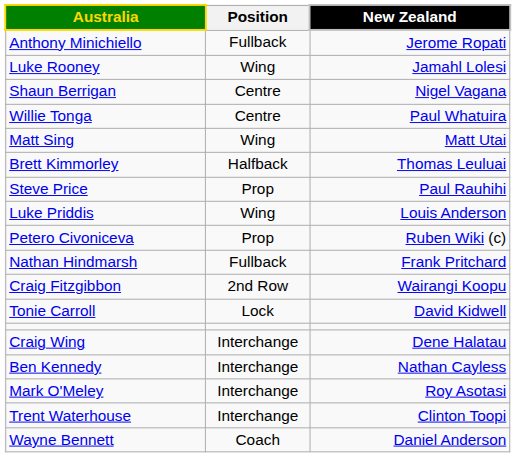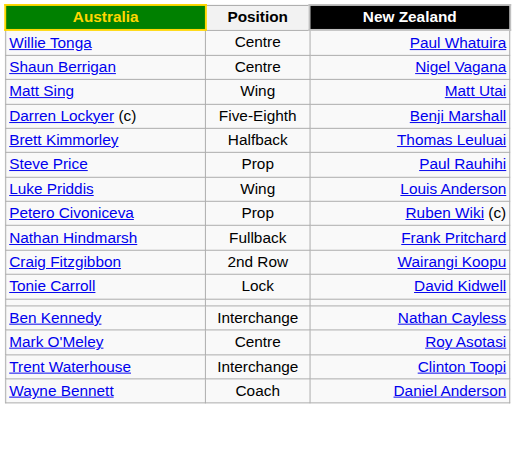- row: (75, 42)
- row: (54, 67)
rows swapped: (63, 91) <-> (50, 116)
+ row: (73, 116)
- row: (47, 342)
(258, 391) Interchange -> (258, 342) Centre
